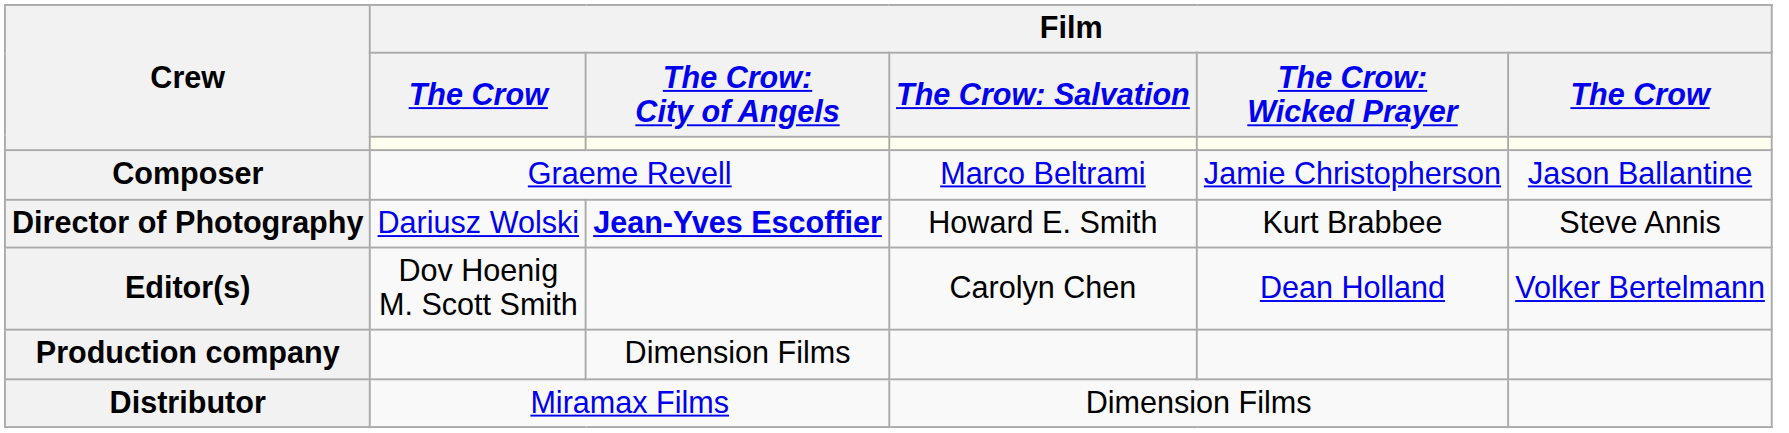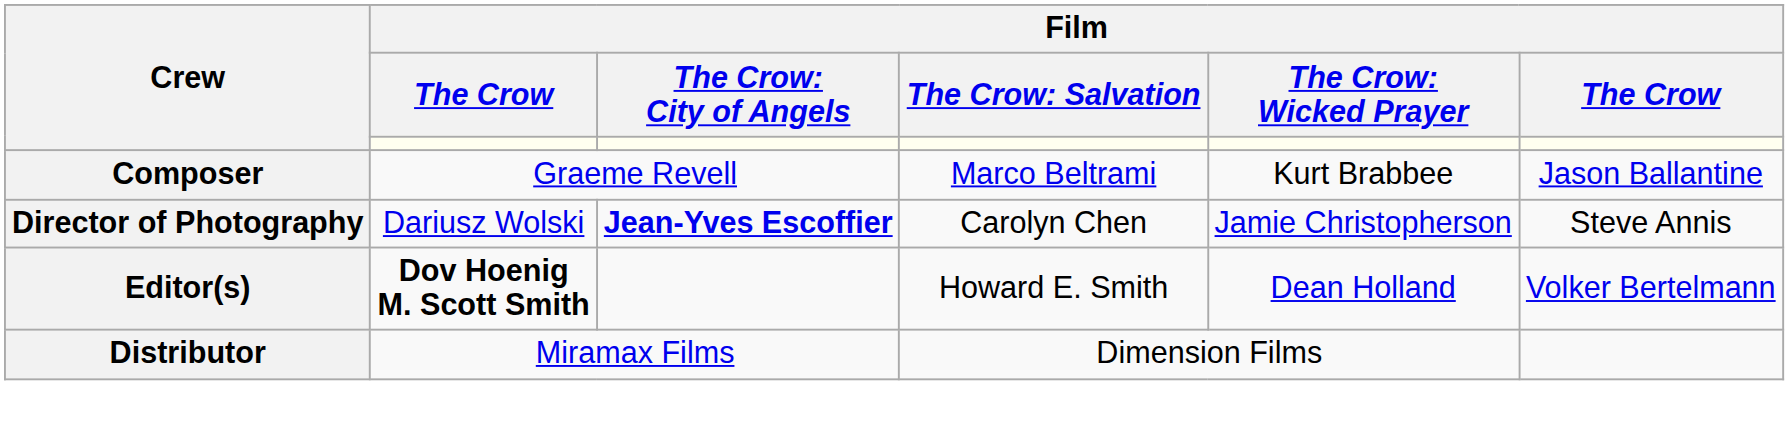(1352, 174) Jamie Christopherson -> (1363, 174) Kurt Brabbee
(1043, 222) Howard E. Smith -> (1054, 222) Carolyn Chen
(1352, 222) Kurt Brabbee -> (1363, 222) Jamie Christopherson
(478, 288) normal -> (484, 288) bold
(1043, 288) Carolyn Chen -> (1054, 288) Howard E. Smith
- row: (188, 353)
